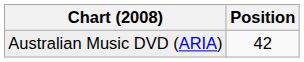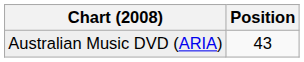(263, 43) 42 -> (263, 43) 43
